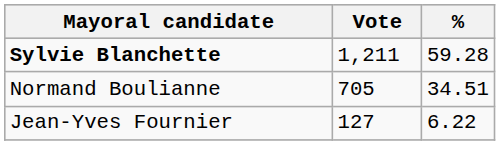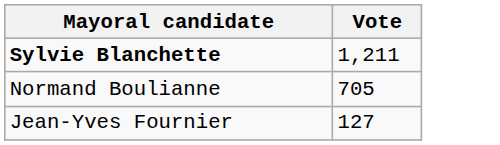- column: (458, 22)
